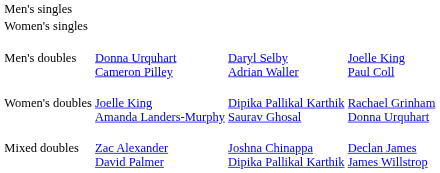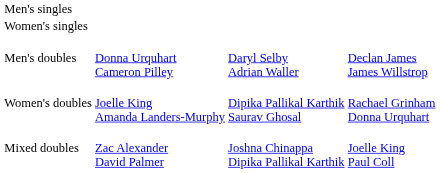(376, 64) Joelle King Paul Coll -> (388, 64) Declan James James Willstrop
(388, 155) Declan James James Willstrop -> (376, 155) Joelle King Paul Coll
